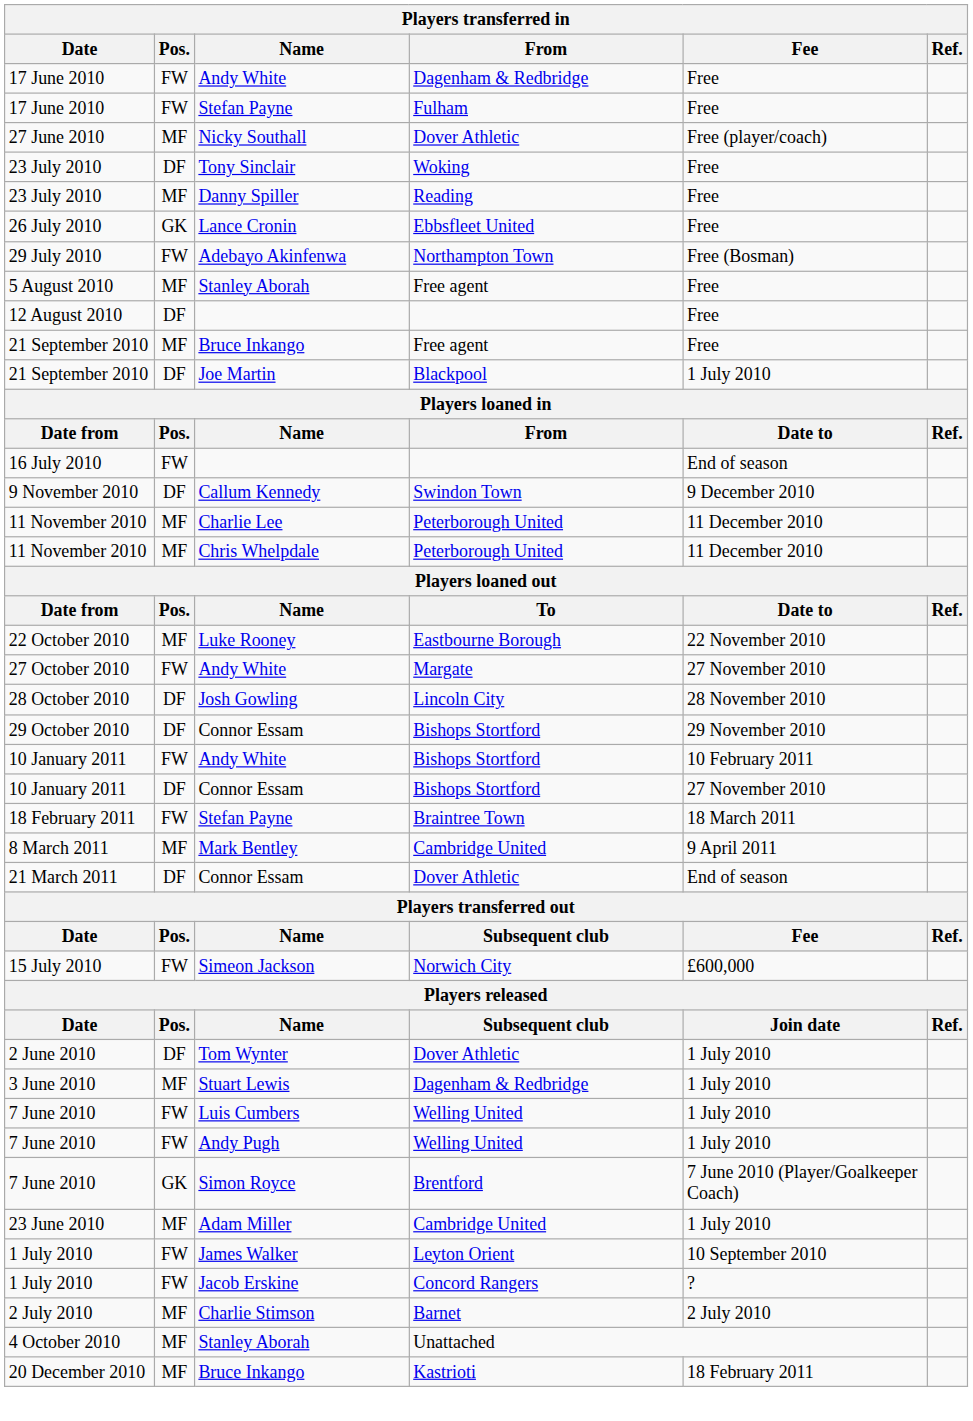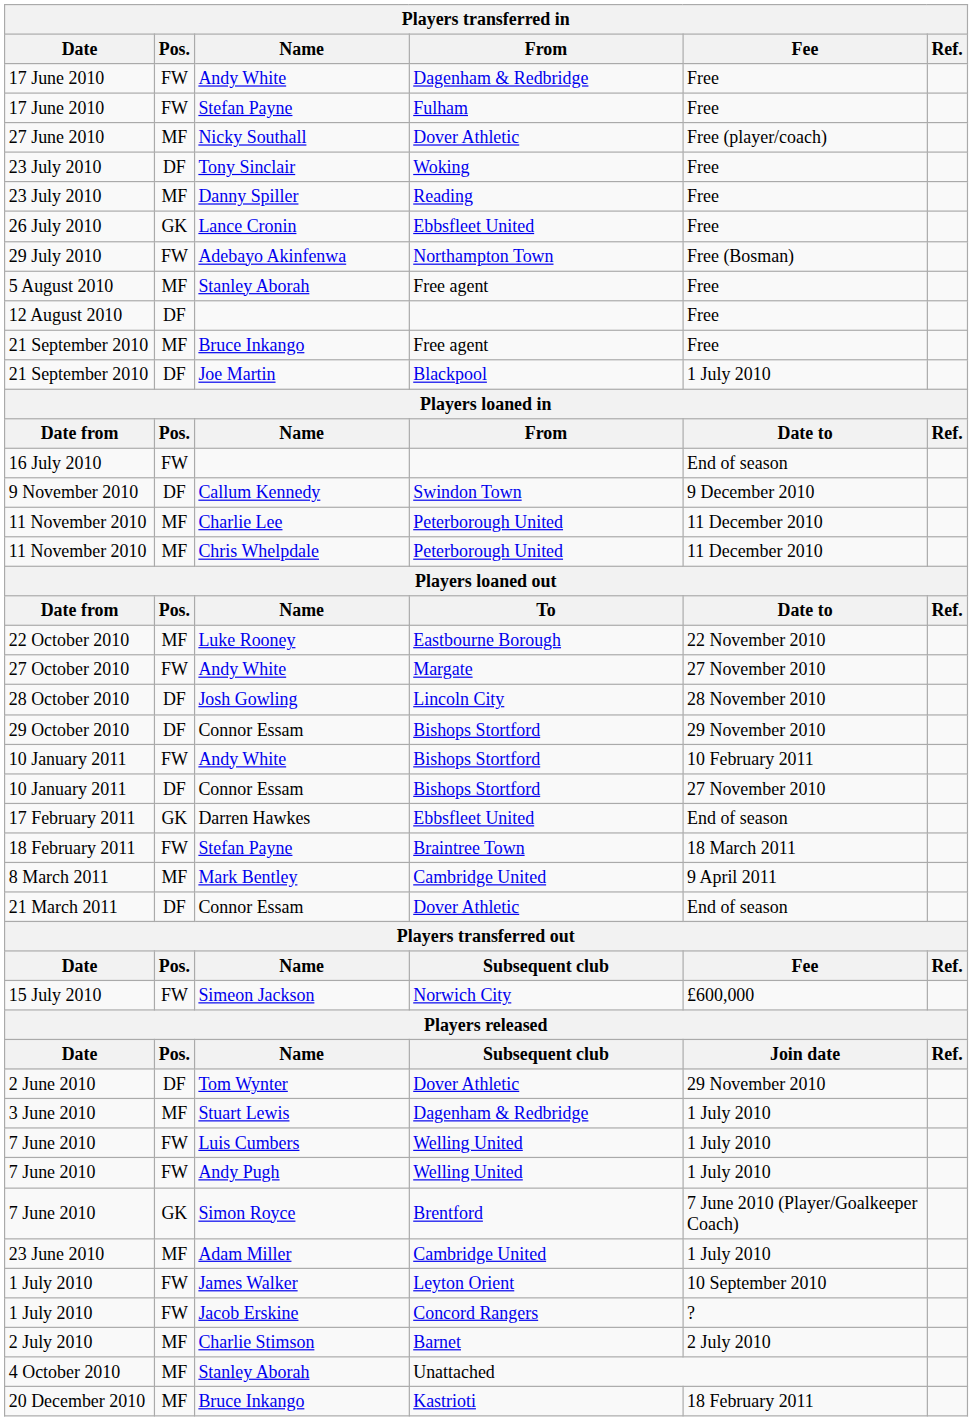+ row: (72, 817)
(729, 1054) 1 July 2010 -> (756, 1084) 29 November 2010
